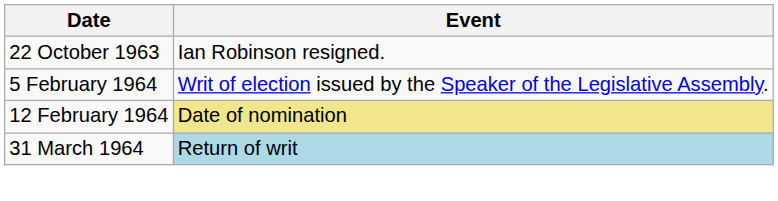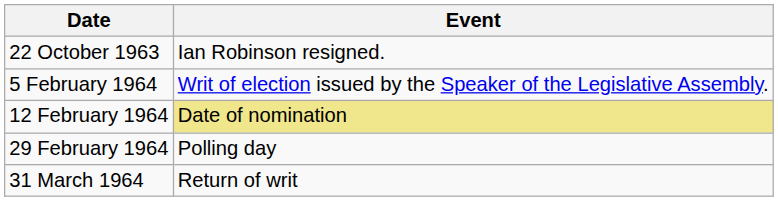+ row: (89, 148)
(238, 148) lightblue background -> (238, 180) no background
